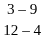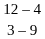rows swapped: (22, 9) <-> (22, 30)
